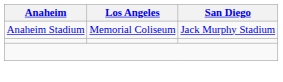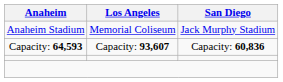+ row: (46, 47)
